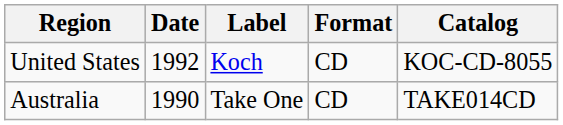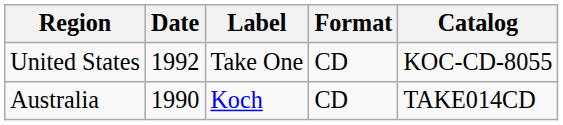(237, 61) Koch -> (257, 61) Take One
(257, 100) Take One -> (237, 100) Koch
